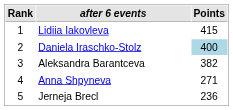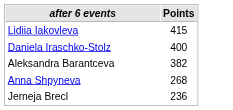- column: (20, 13)
(209, 47) lightblue background -> (179, 47) no background
(209, 80) 271 -> (179, 80) 268
